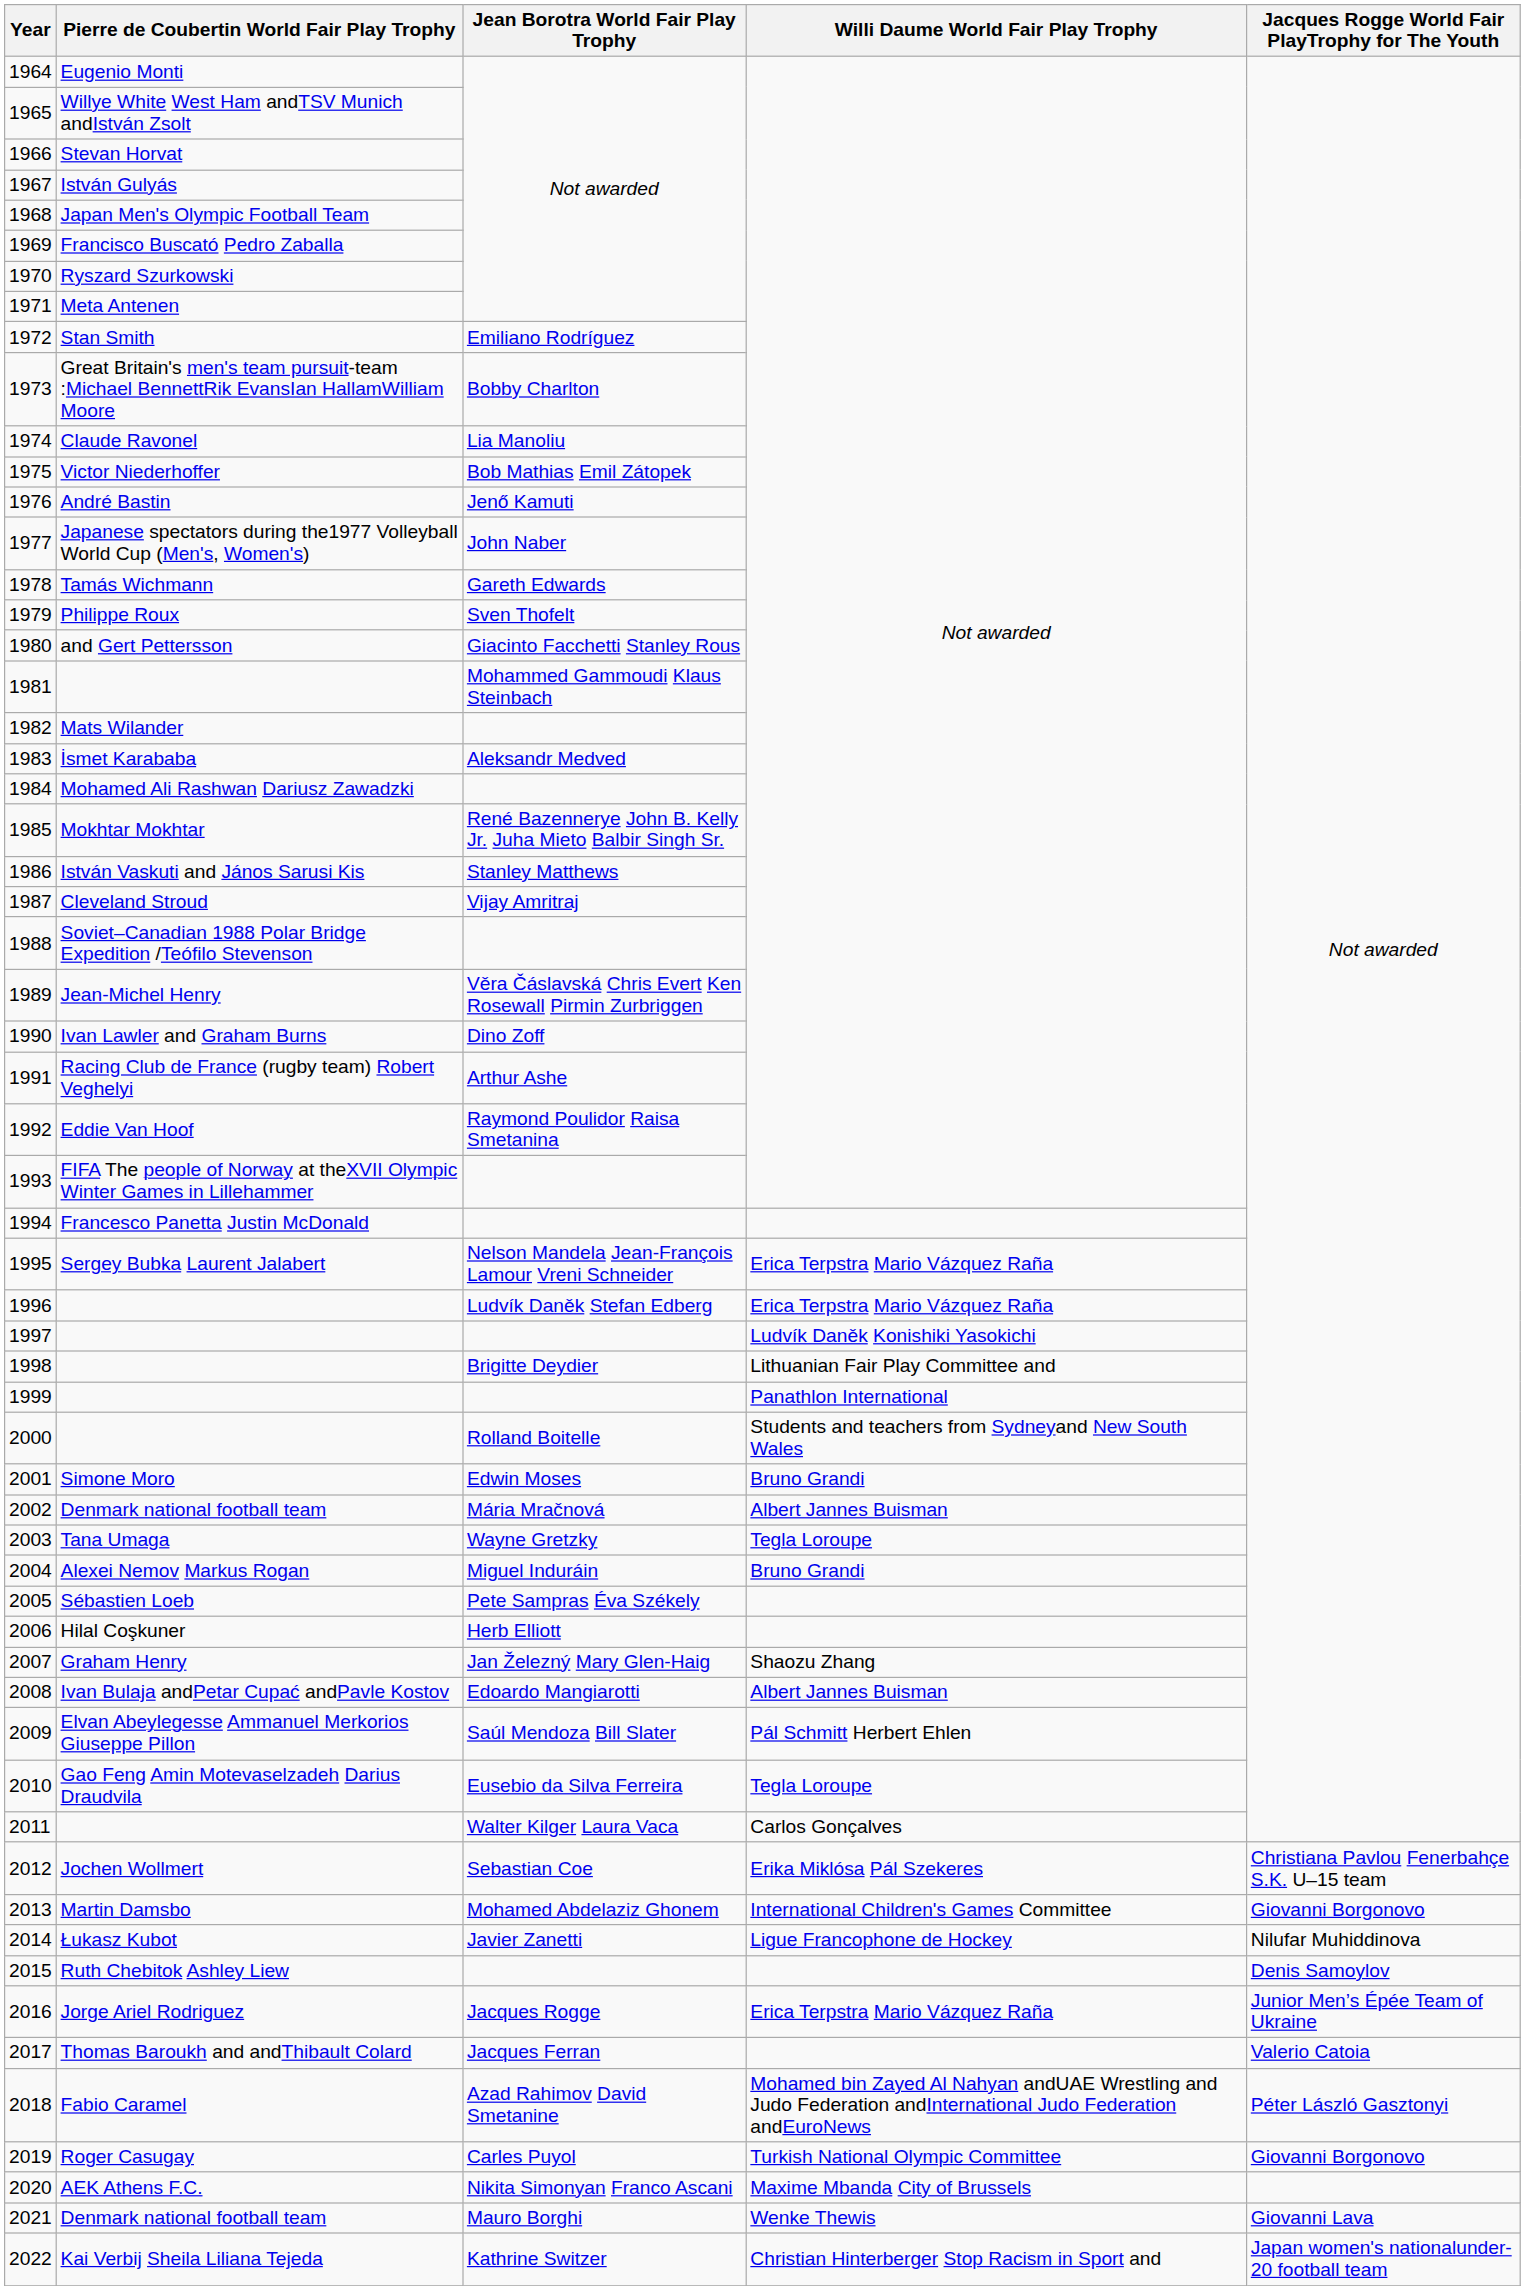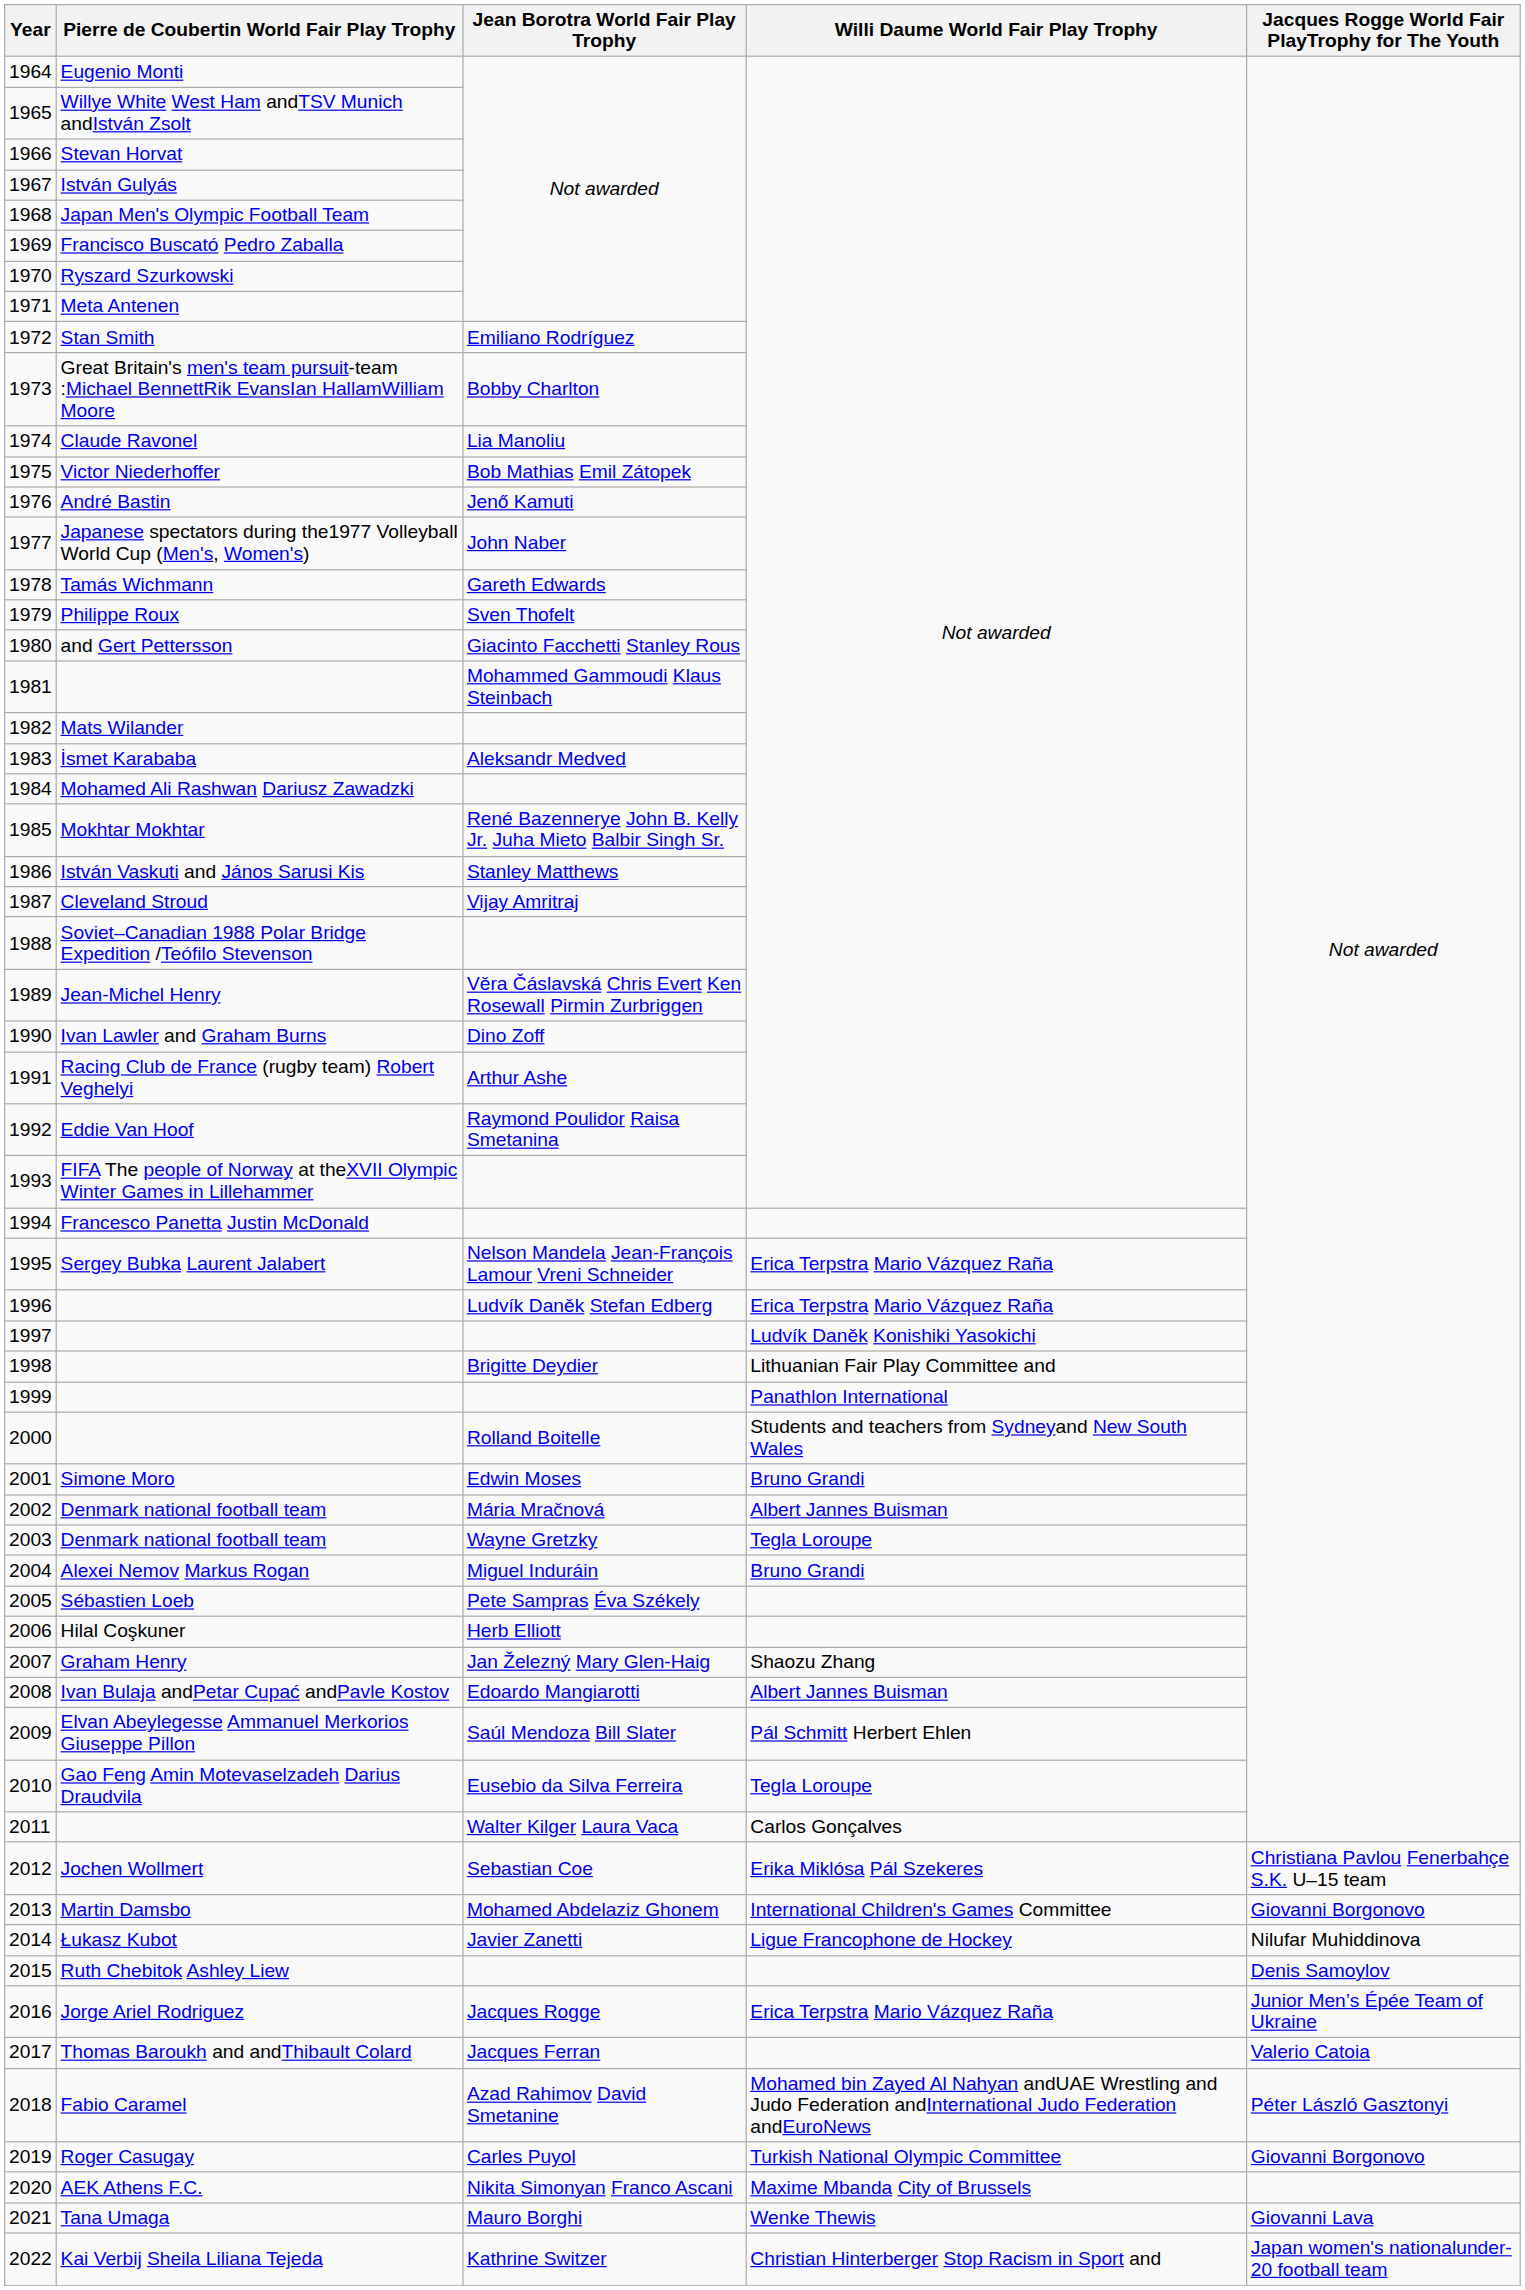(115, 1540) Tana Umaga -> (193, 1540) Denmark national football team
(193, 2217) Denmark national football team -> (115, 2217) Tana Umaga
